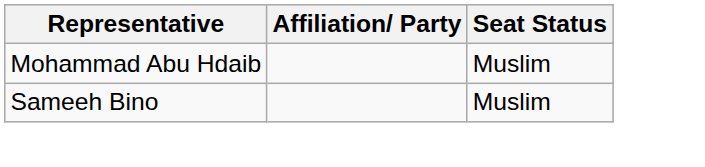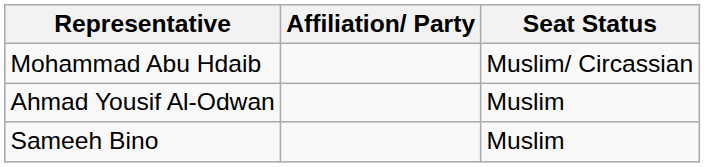(512, 63) Muslim -> (590, 63) Muslim/ Circassian
+ row: (143, 102)
